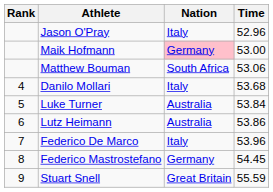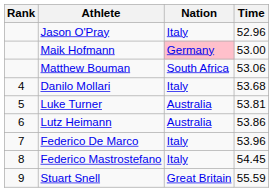(251, 104) 53.84 -> (251, 104) 53.81
(191, 159) Germany -> (177, 159) Italy
